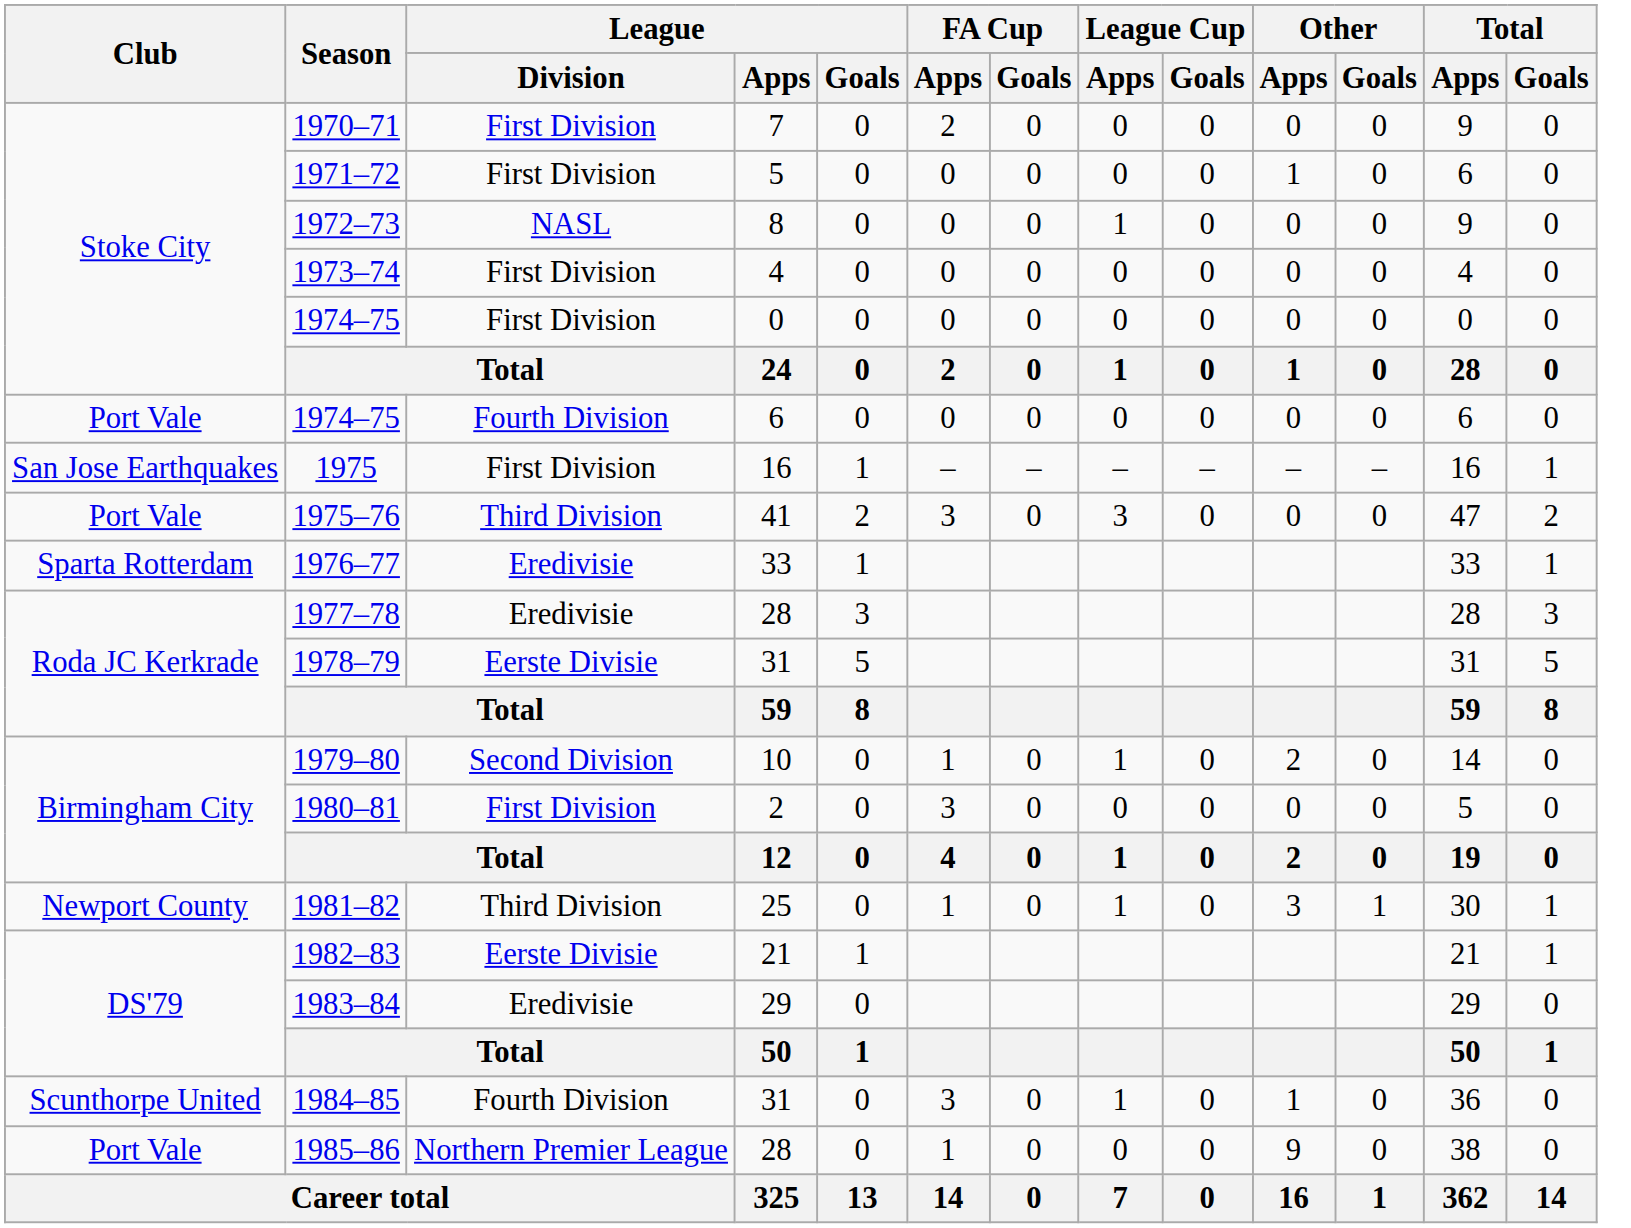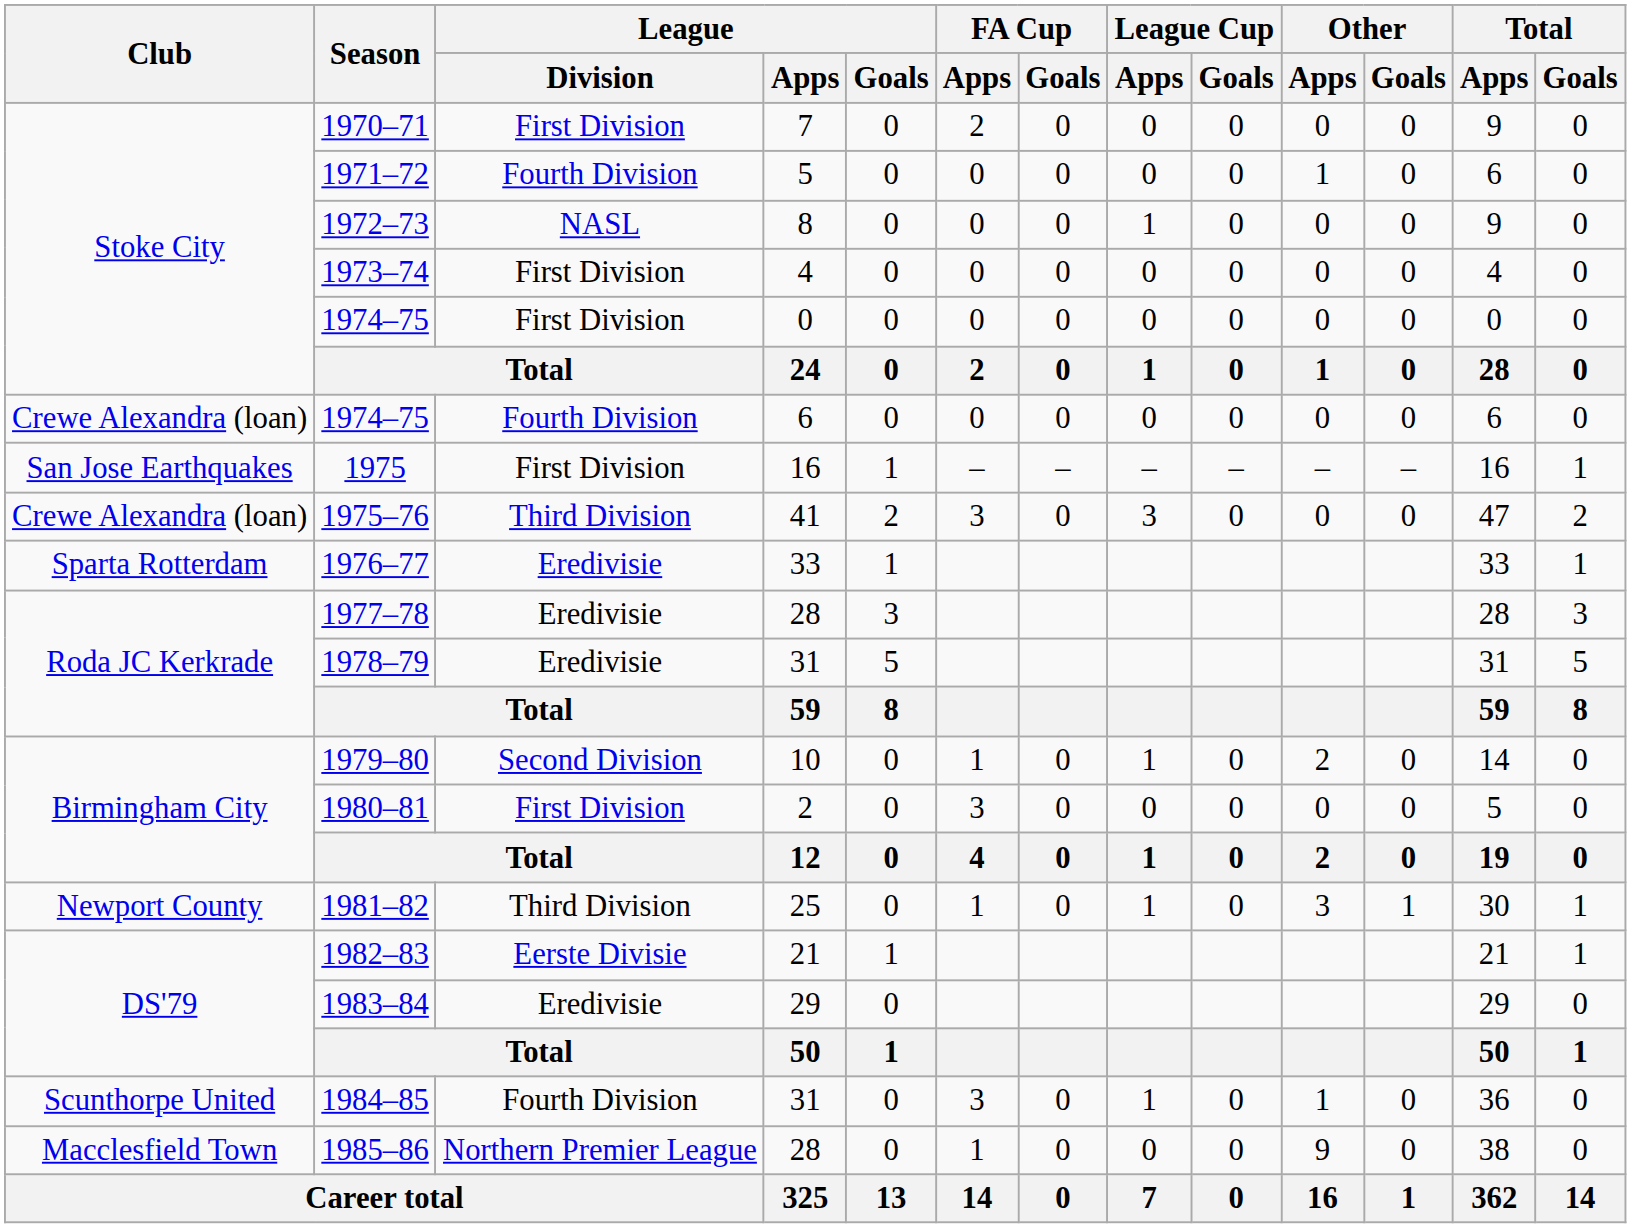(571, 175) First Division -> (600, 175) Fourth Division
(145, 418) Port Vale -> (160, 418) Crewe Alexandra (loan)
(145, 516) Port Vale -> (160, 516) Crewe Alexandra (loan)
(571, 662) Eerste Divisie -> (600, 662) Eredivisie
(145, 1149) Port Vale -> (160, 1149) Macclesfield Town
